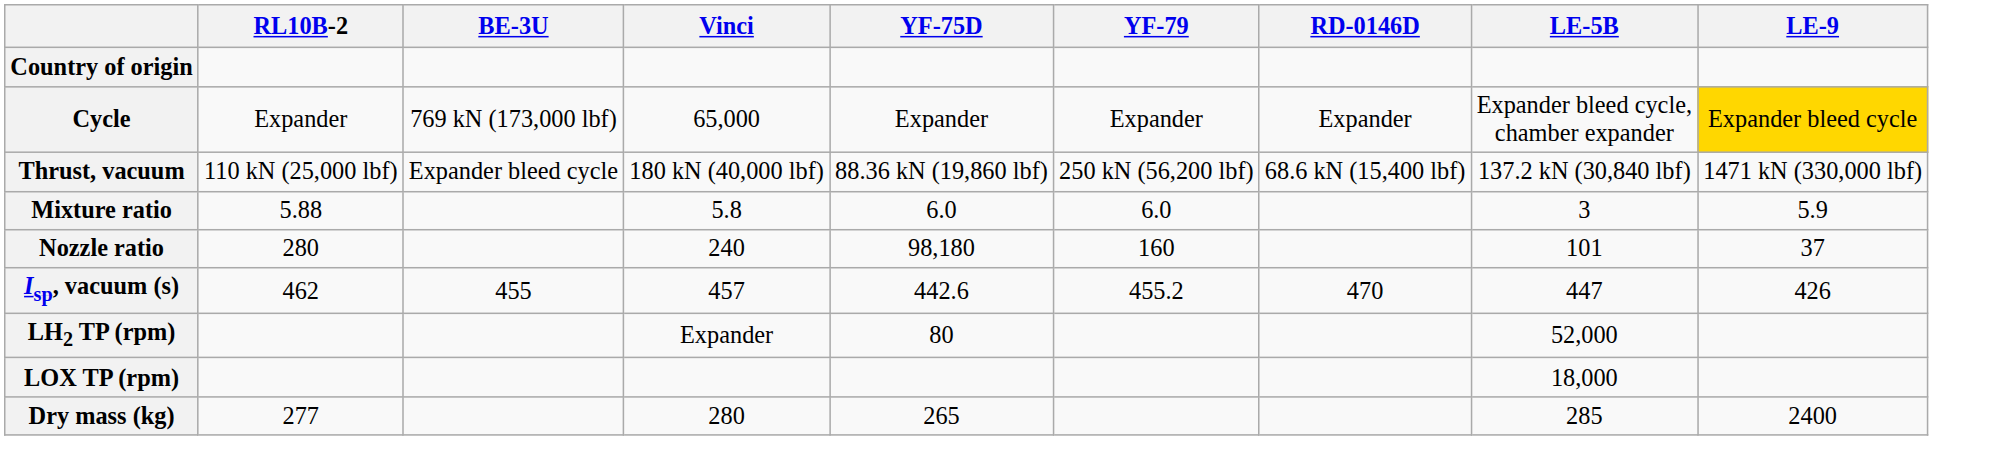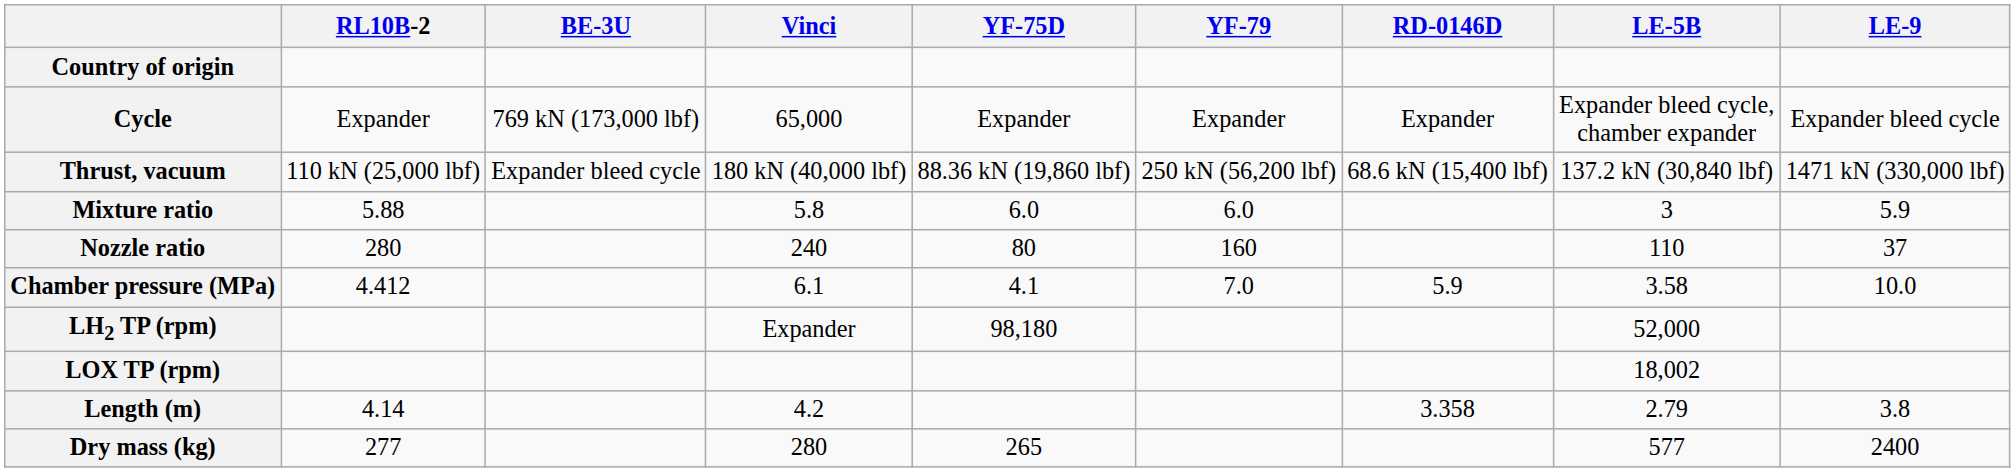(1813, 119) gold background -> (1895, 119) no background
(941, 248) 98,180 -> (1024, 248) 80
(1584, 248) 101 -> (1667, 248) 110
- row: (102, 290)
+ row: (143, 287)
(941, 335) 80 -> (1024, 328) 98,180
(1584, 376) 18,000 -> (1667, 370) 18,002
+ row: (143, 409)
(1584, 415) 285 -> (1667, 447) 577
